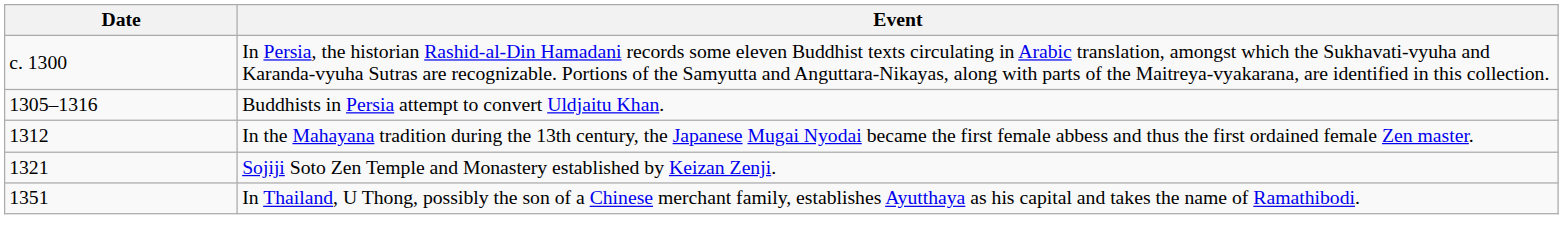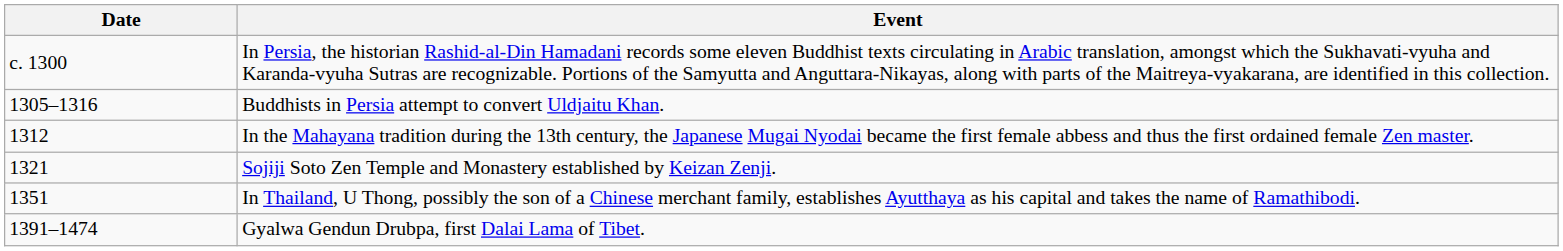+ row: (444, 229)
